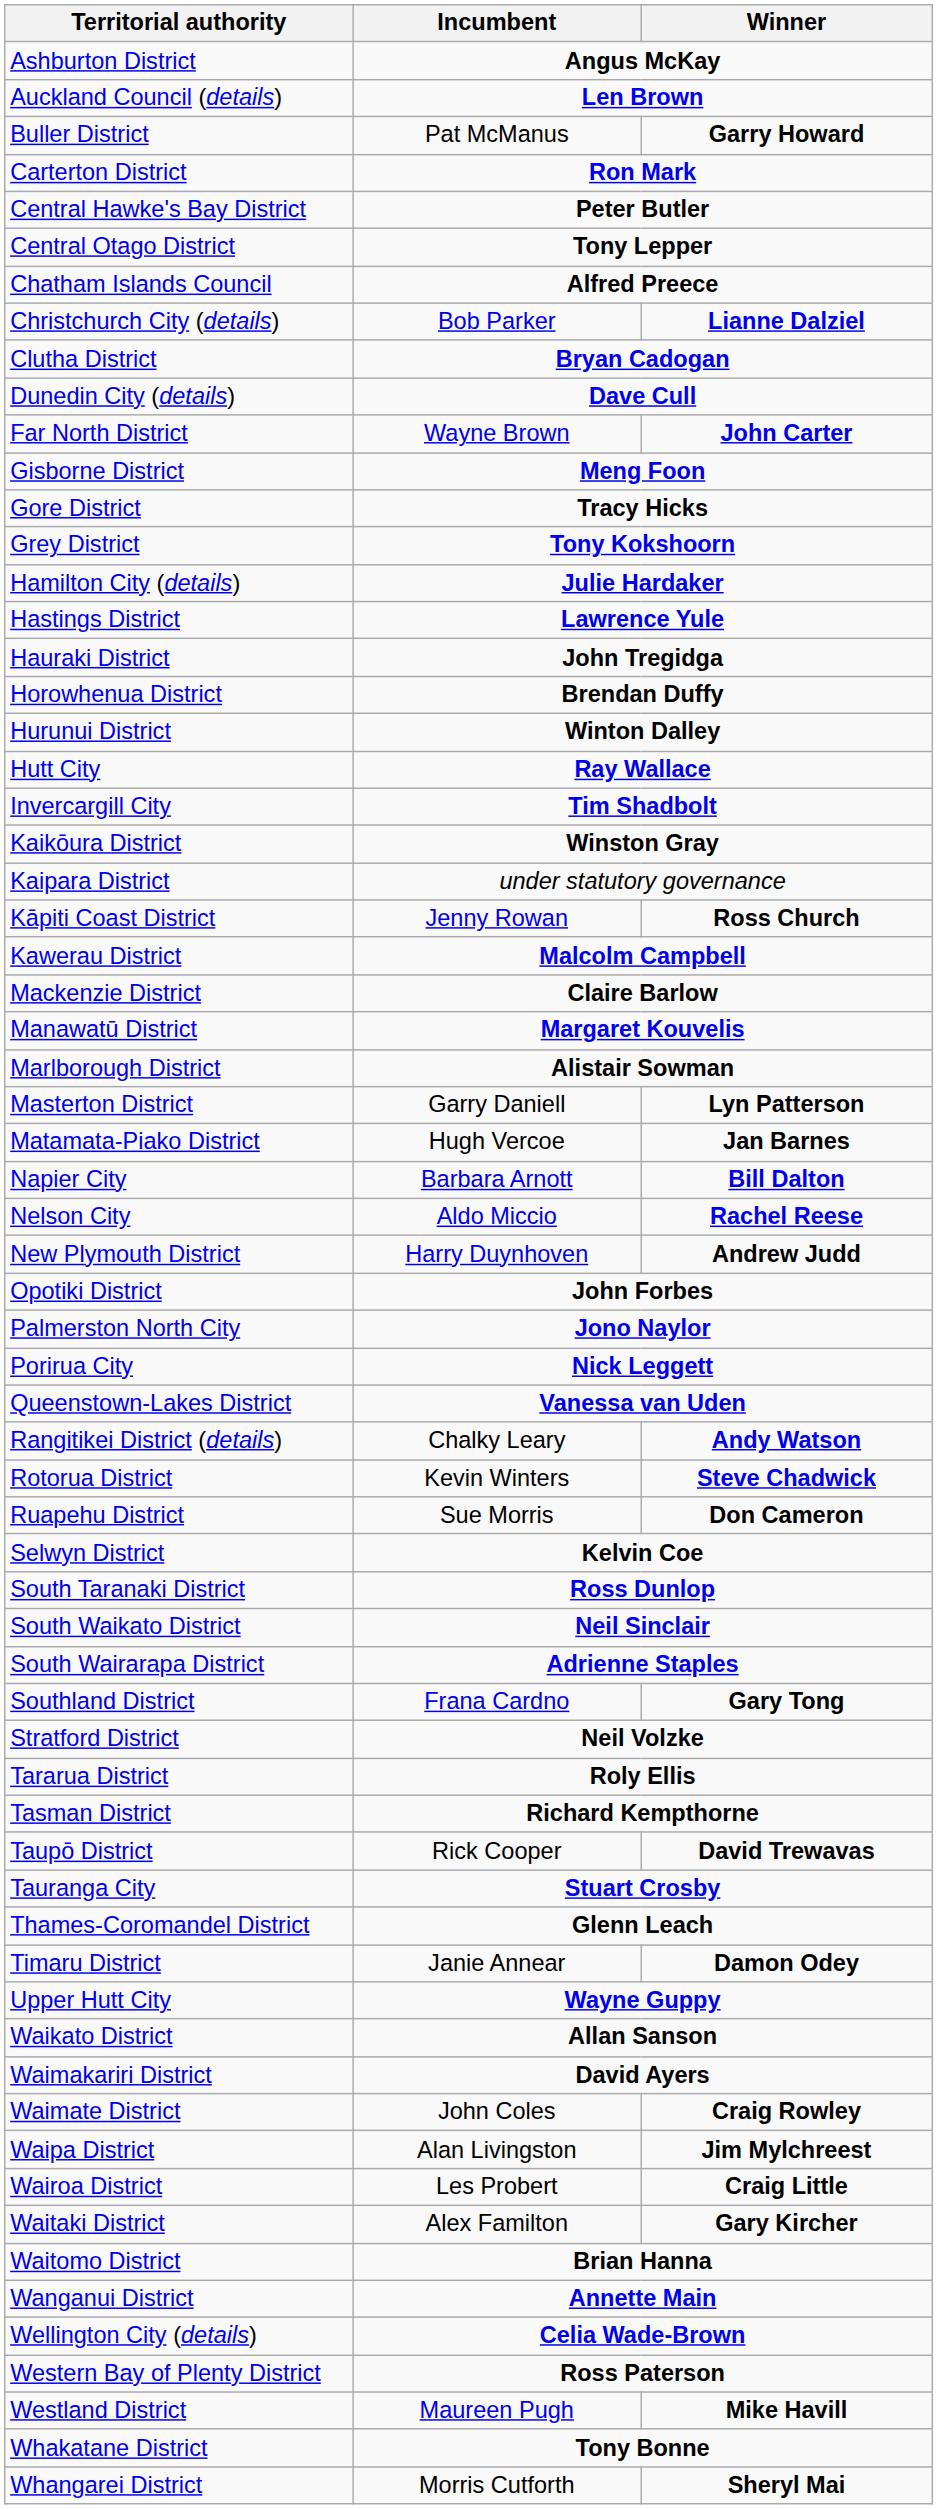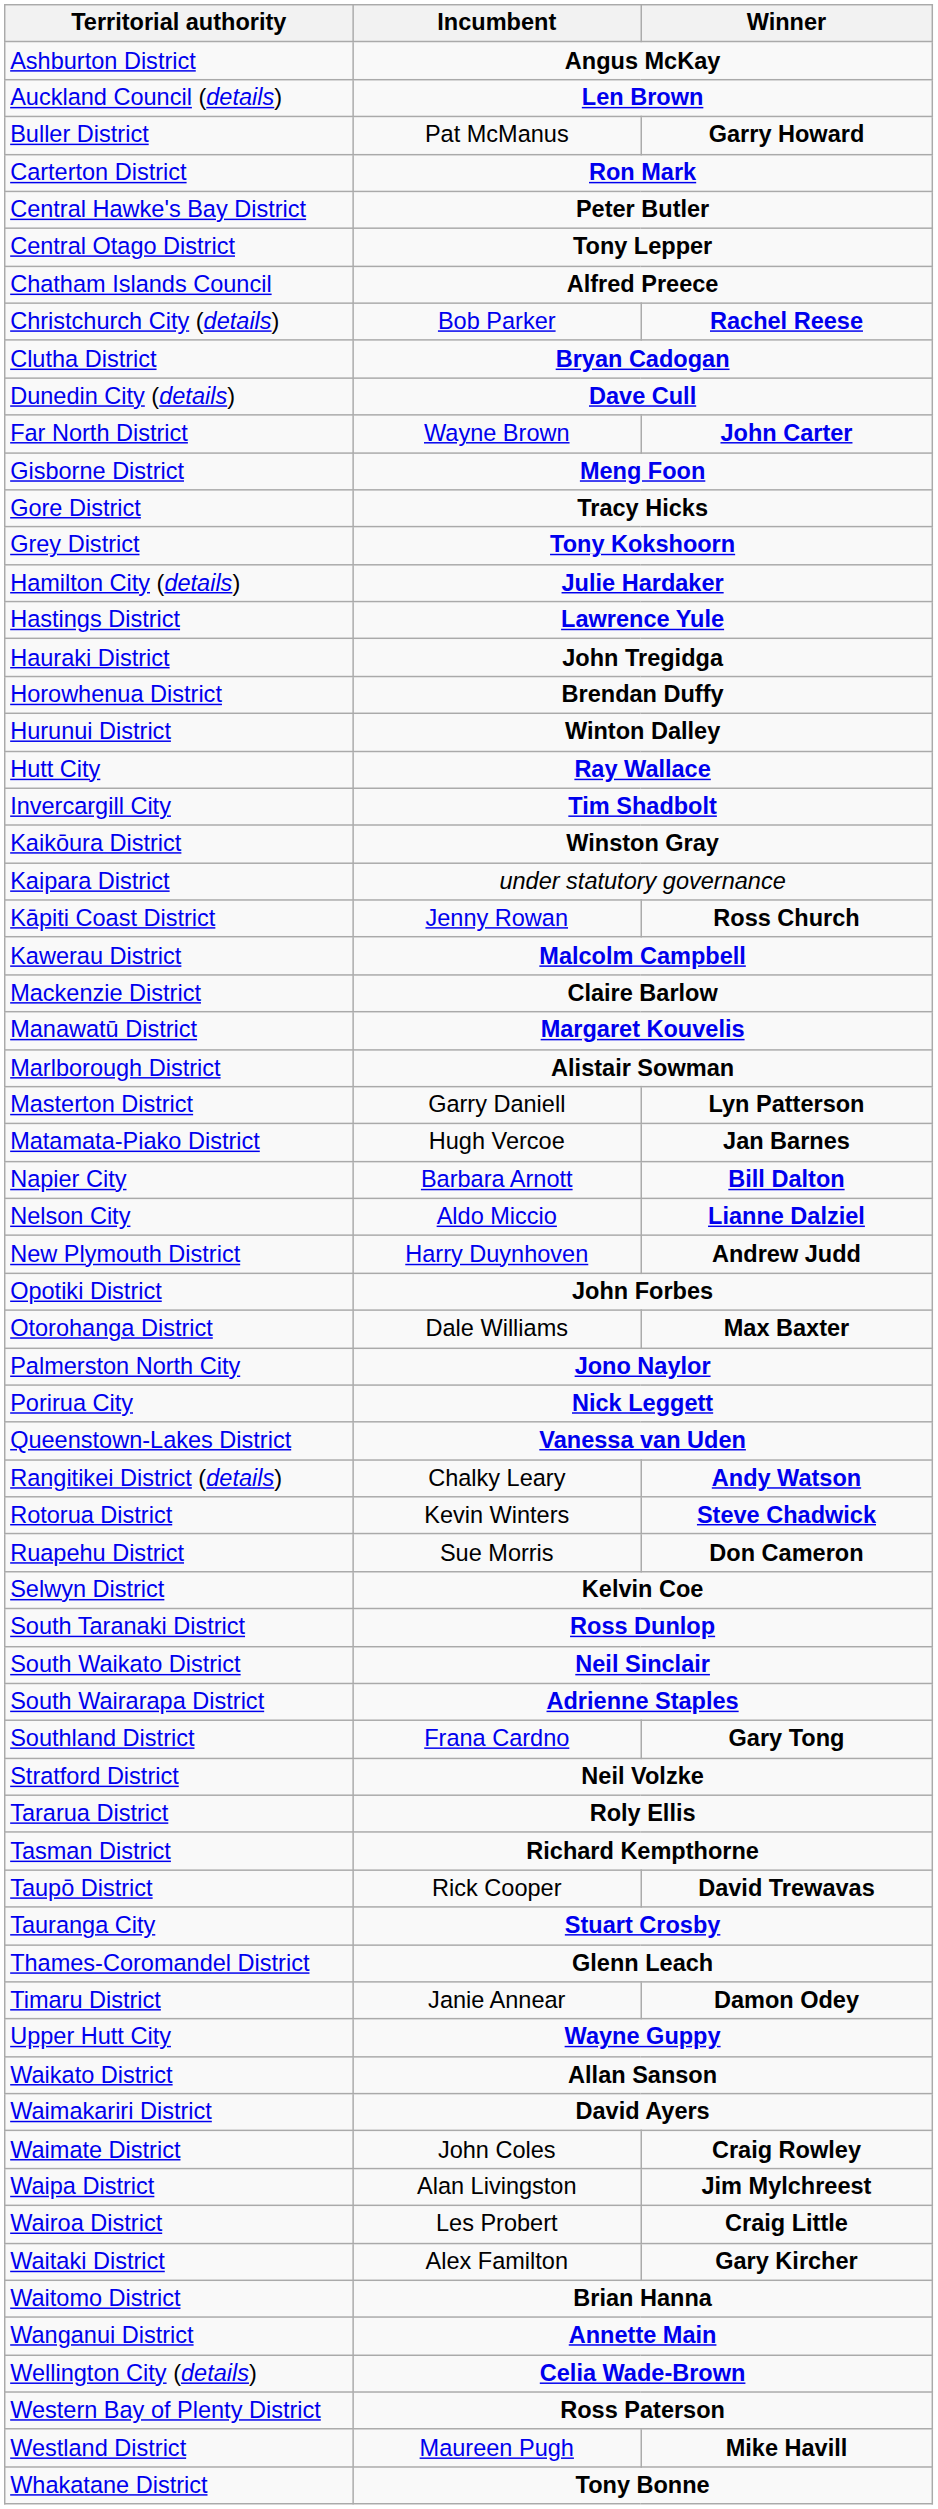(786, 321) Lianne Dalziel -> (786, 321) Rachel Reese
(786, 1216) Rachel Reese -> (786, 1216) Lianne Dalziel
+ row: (111, 1328)
- row: (106, 2485)
